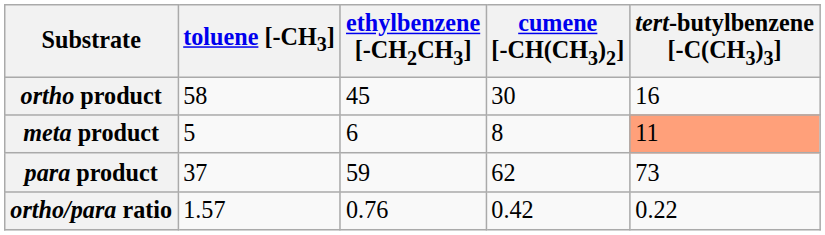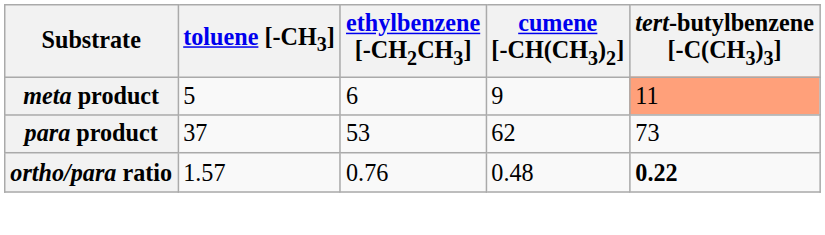- row: (91, 95)
(497, 133) 8 -> (497, 95) 9
(358, 172) 59 -> (358, 133) 53
(512, 210) 0.42 -> (512, 172) 0.48
(656, 210) normal -> (656, 172) bold
